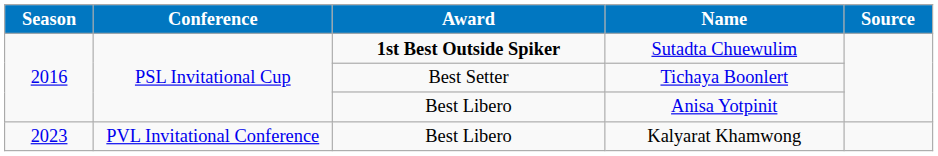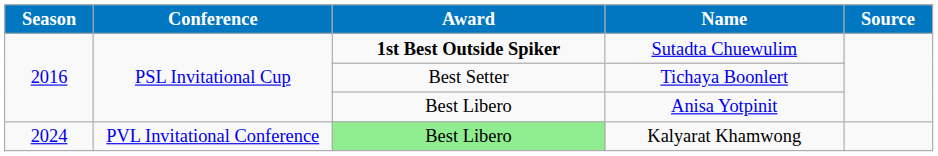(49, 135) 2023 -> (49, 135) 2024
(469, 135) no background -> (469, 135) lightgreen background
